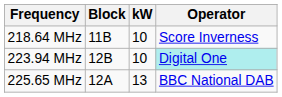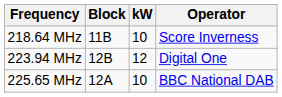(140, 59) 10 -> (140, 59) 12
(193, 59) paleturquoise background -> (193, 59) no background
(140, 80) 13 -> (140, 80) 10
